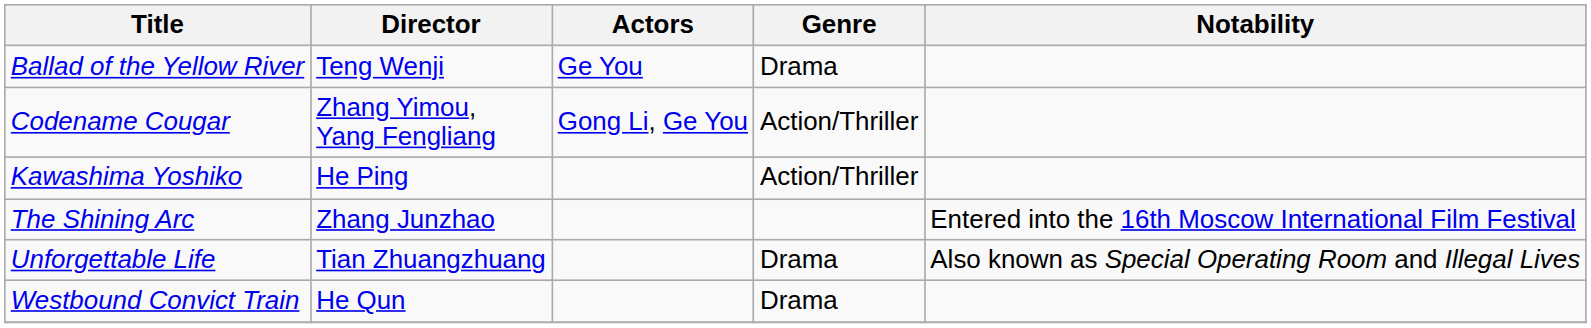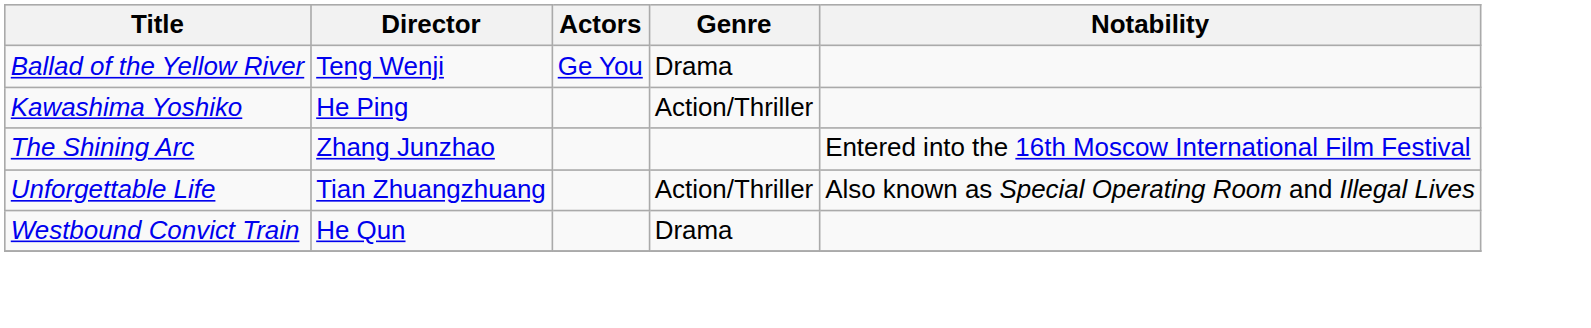- row: (120, 121)
(799, 259) Drama -> (734, 189) Action/Thriller
